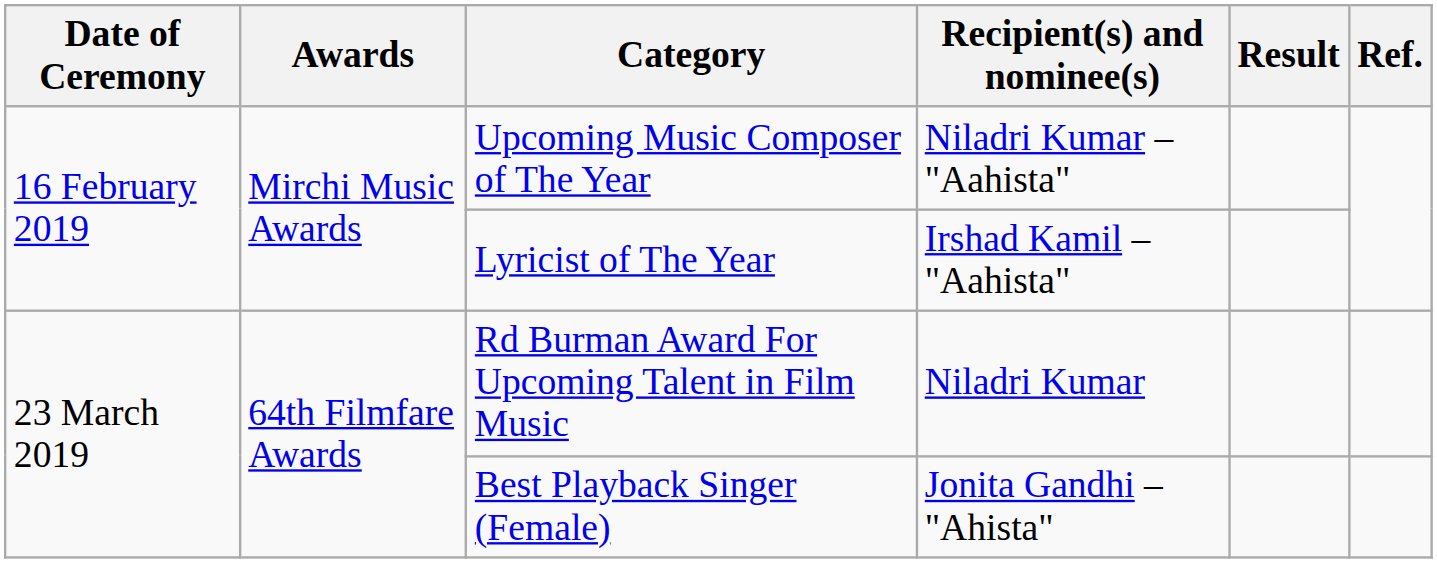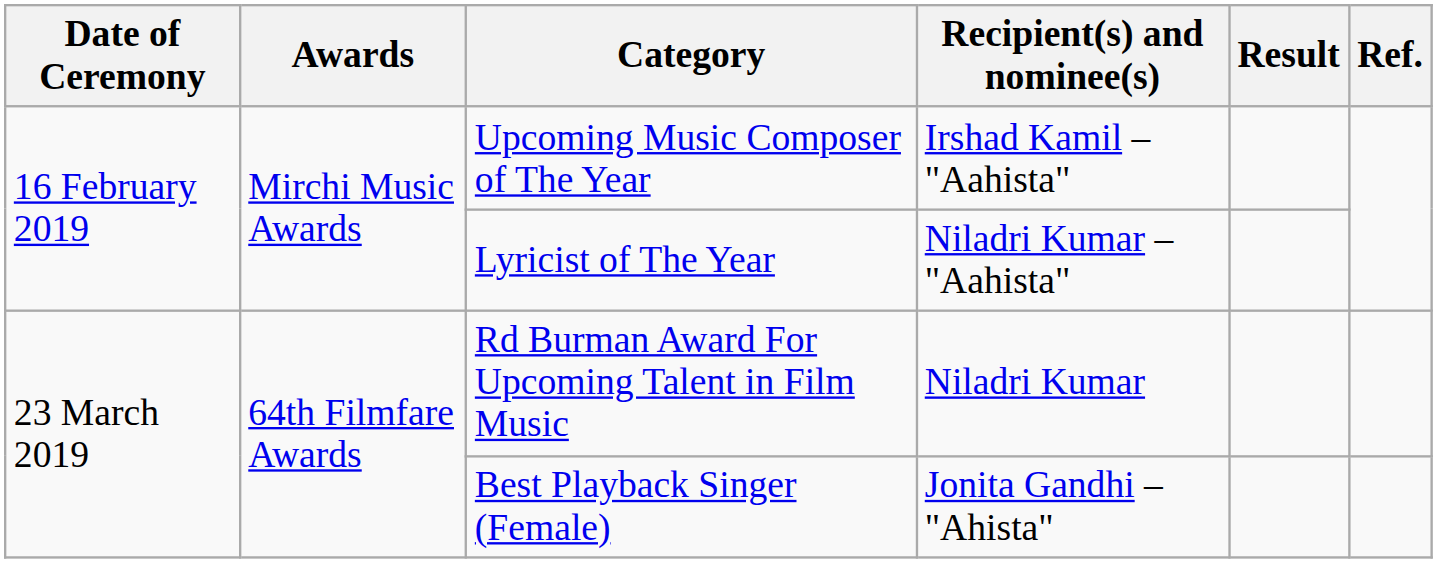(1049, 157) Niladri Kumar – "Aahista" -> (1038, 157) Irshad Kamil – "Aahista"
(1038, 259) Irshad Kamil – "Aahista" -> (1049, 259) Niladri Kumar – "Aahista"
